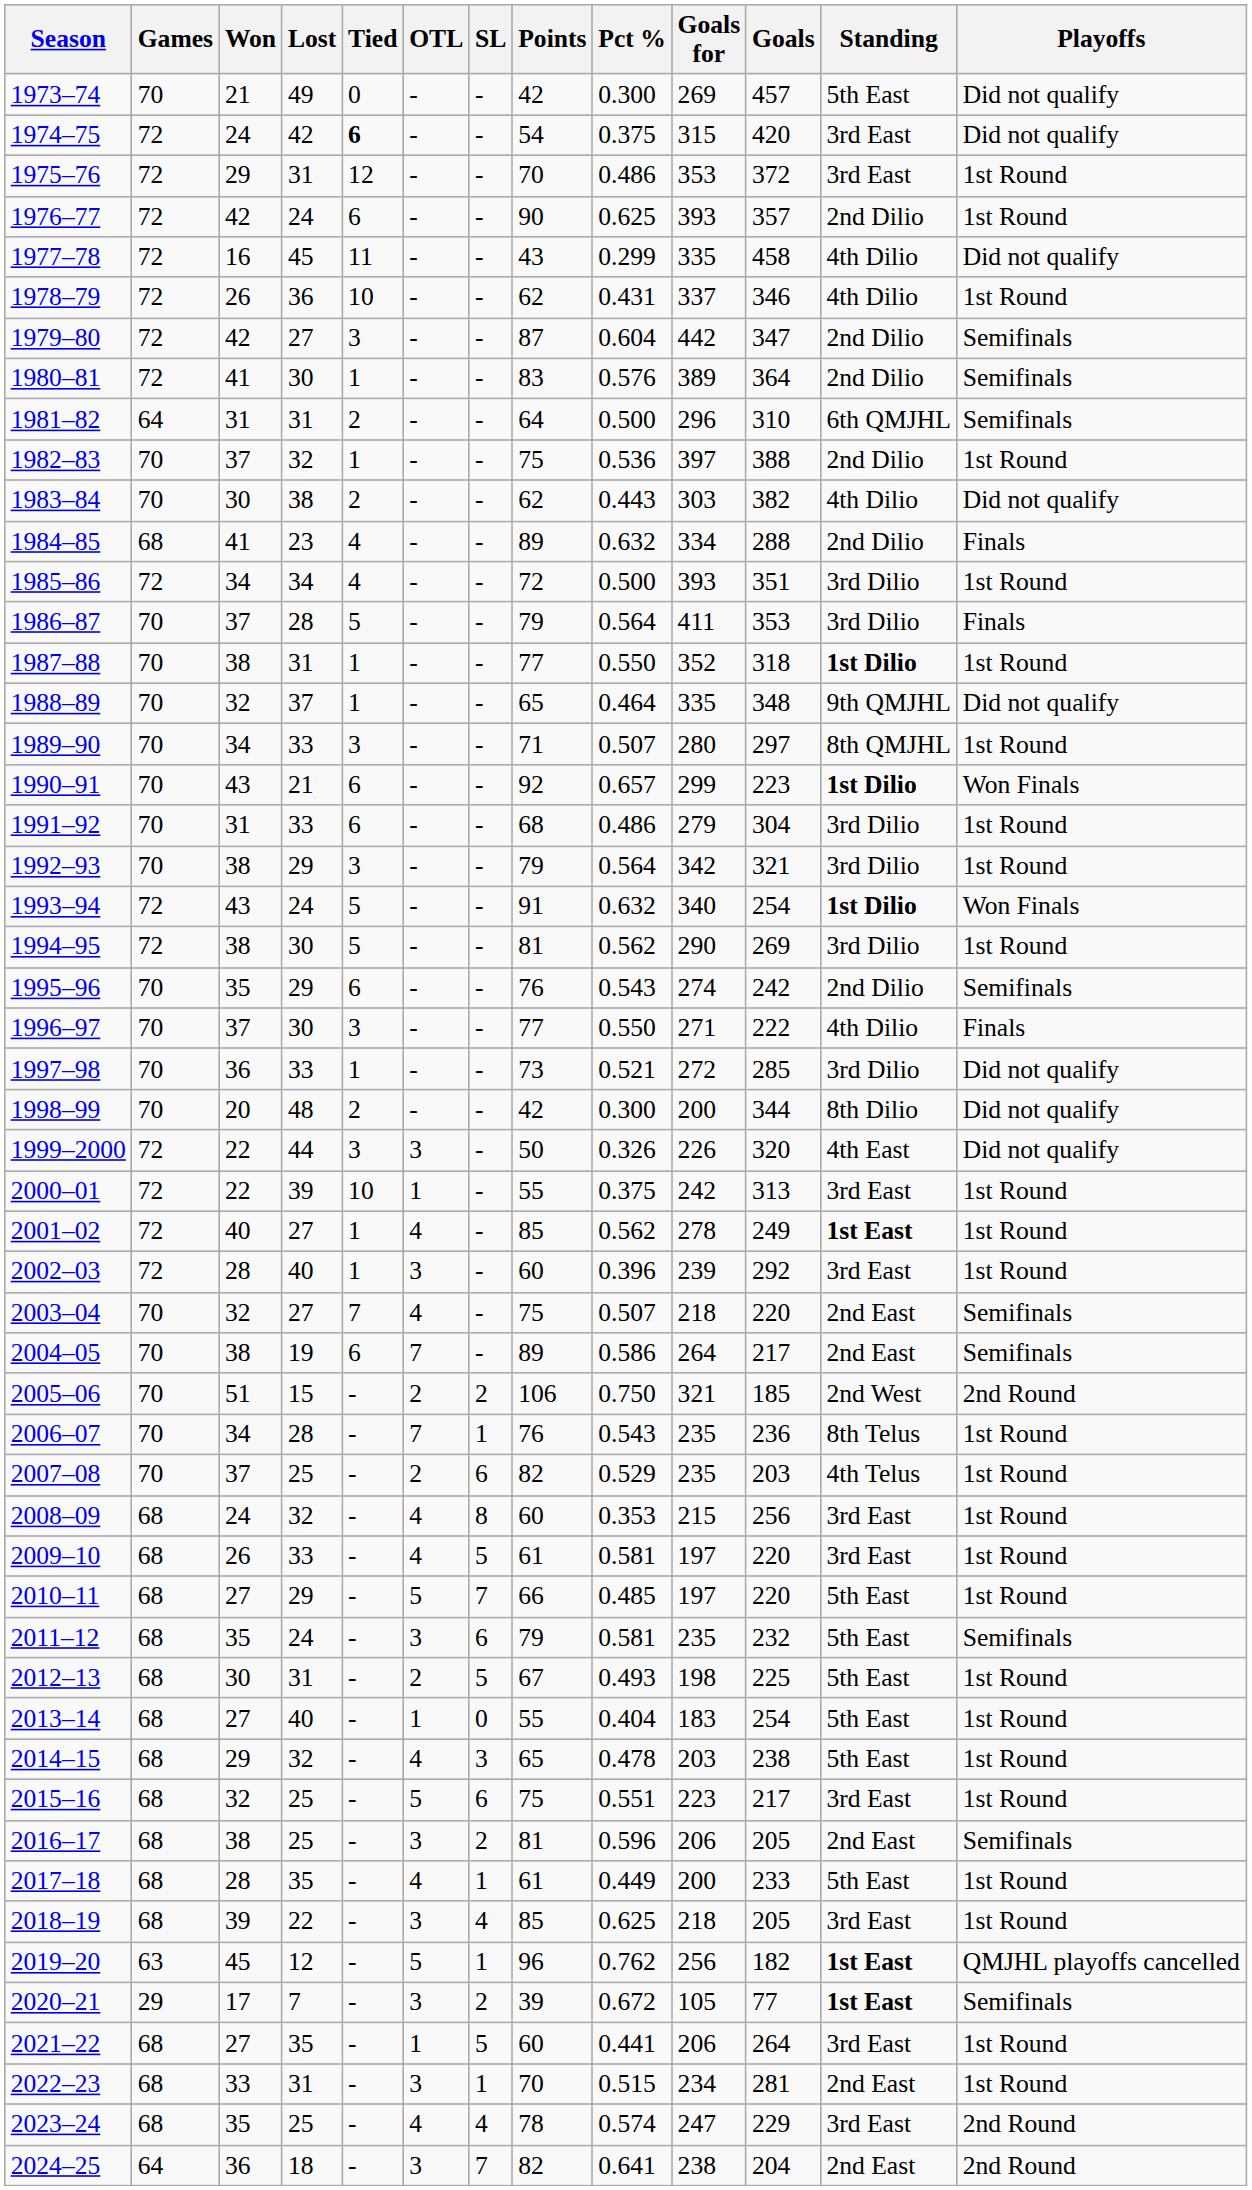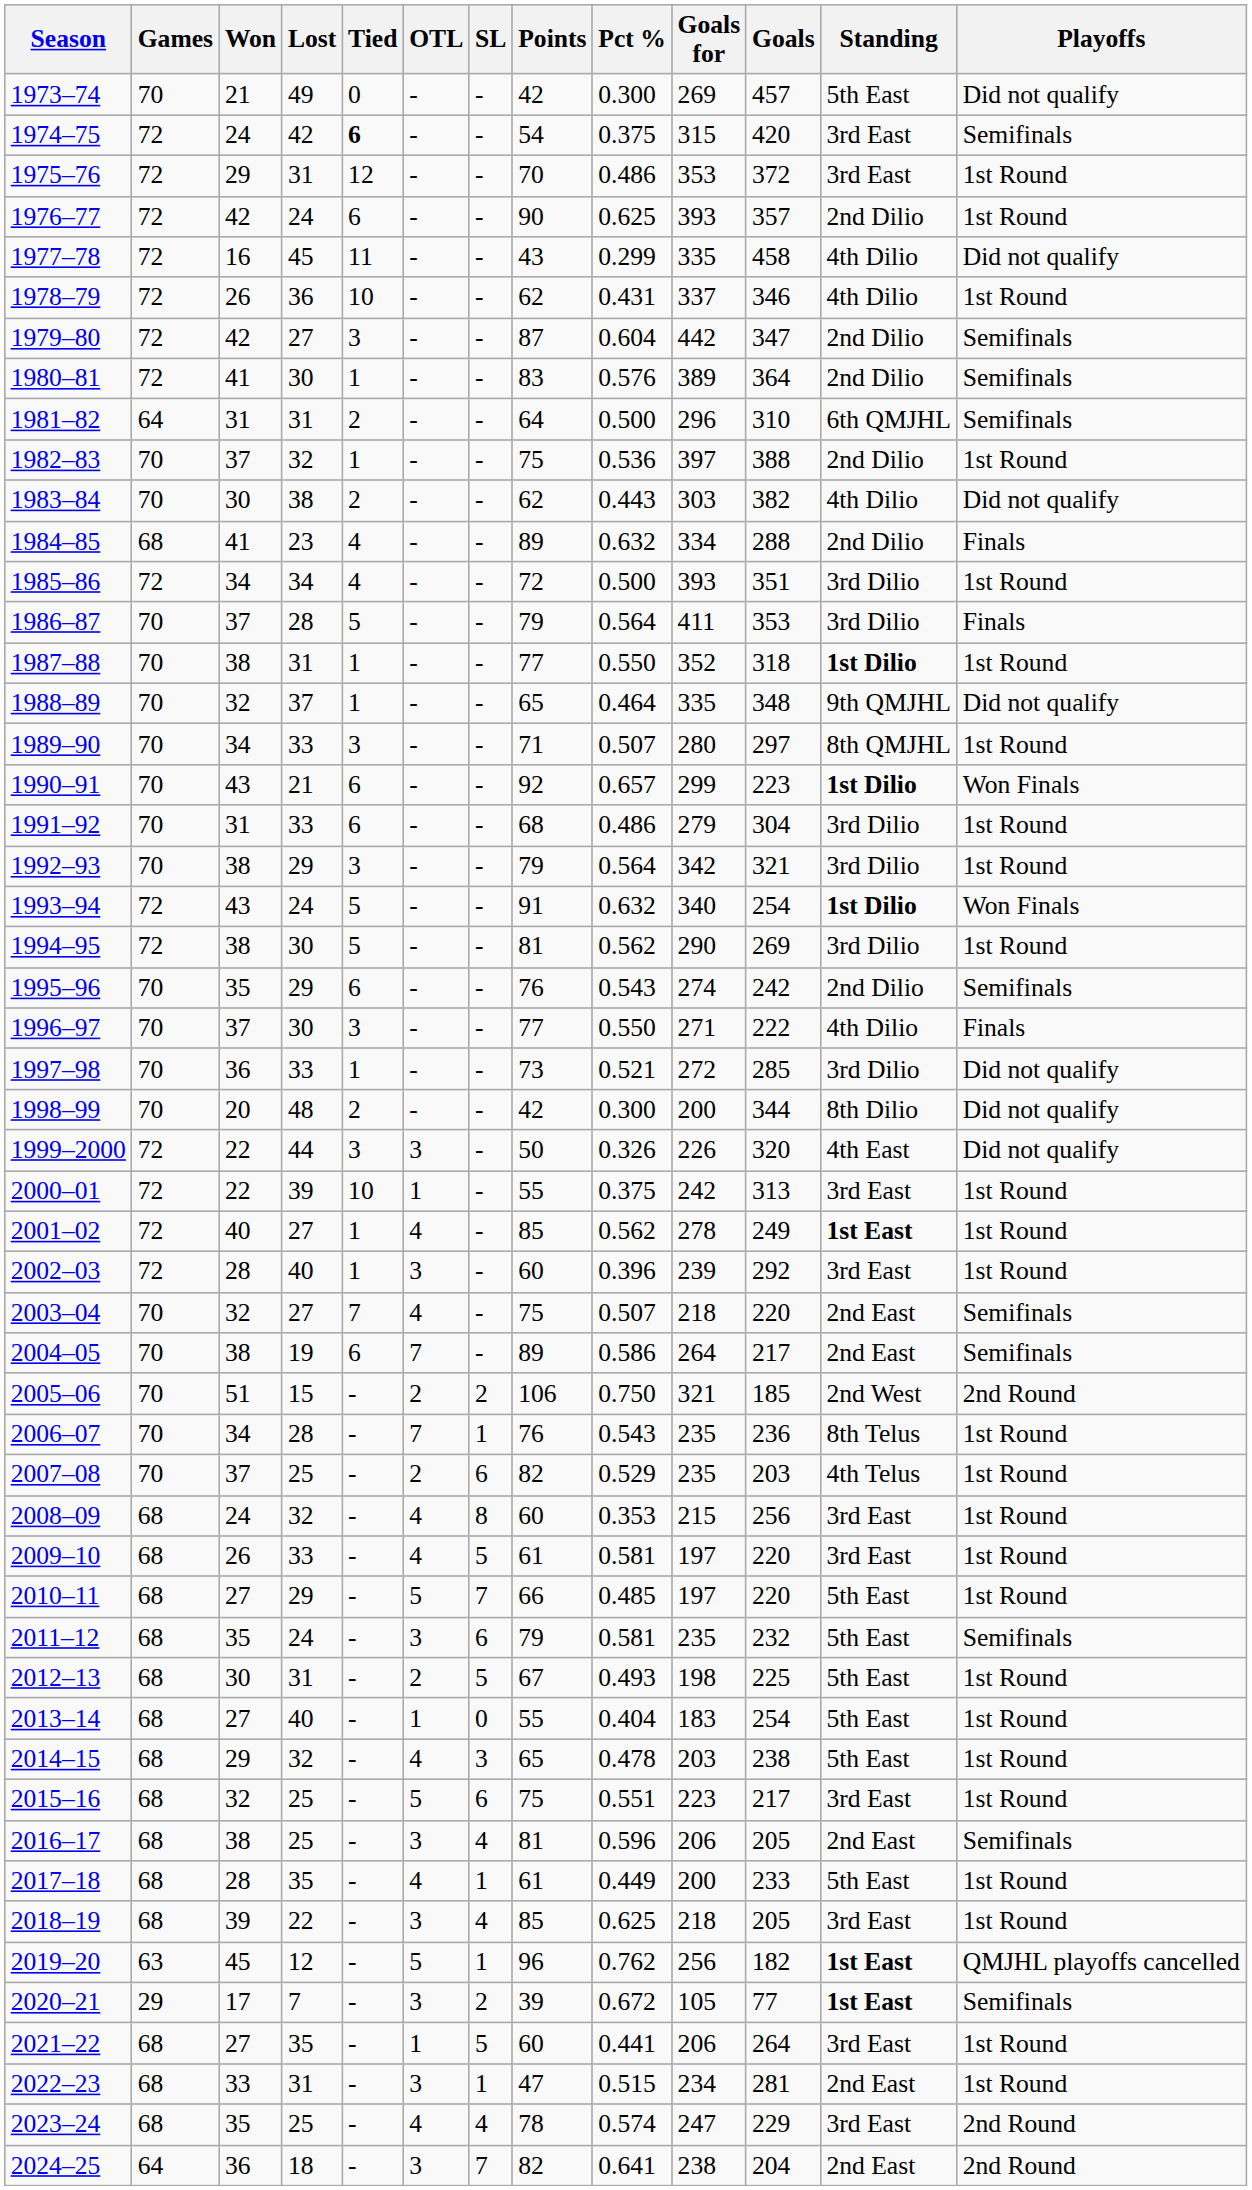(1041, 134) Did not qualify -> (1017, 134) Semifinals
(481, 1840) 2 -> (481, 1840) 4
(531, 2083) 70 -> (531, 2083) 47
